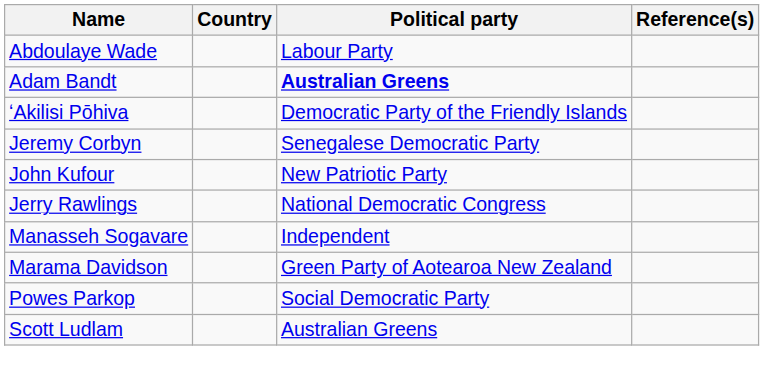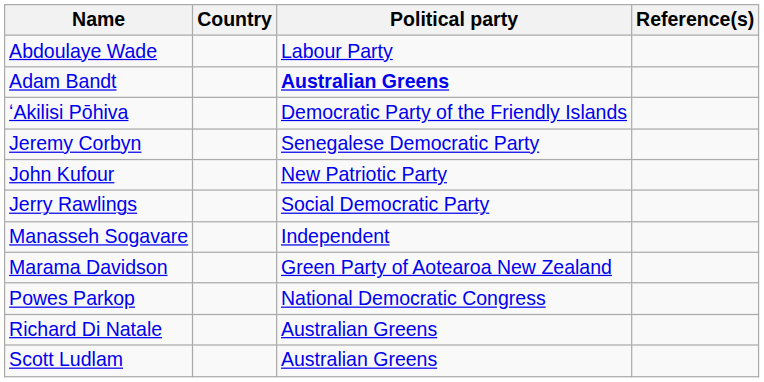(413, 205) National Democratic Congress -> (385, 205) Social Democratic Party
(385, 298) Social Democratic Party -> (413, 298) National Democratic Congress
+ row: (86, 329)
